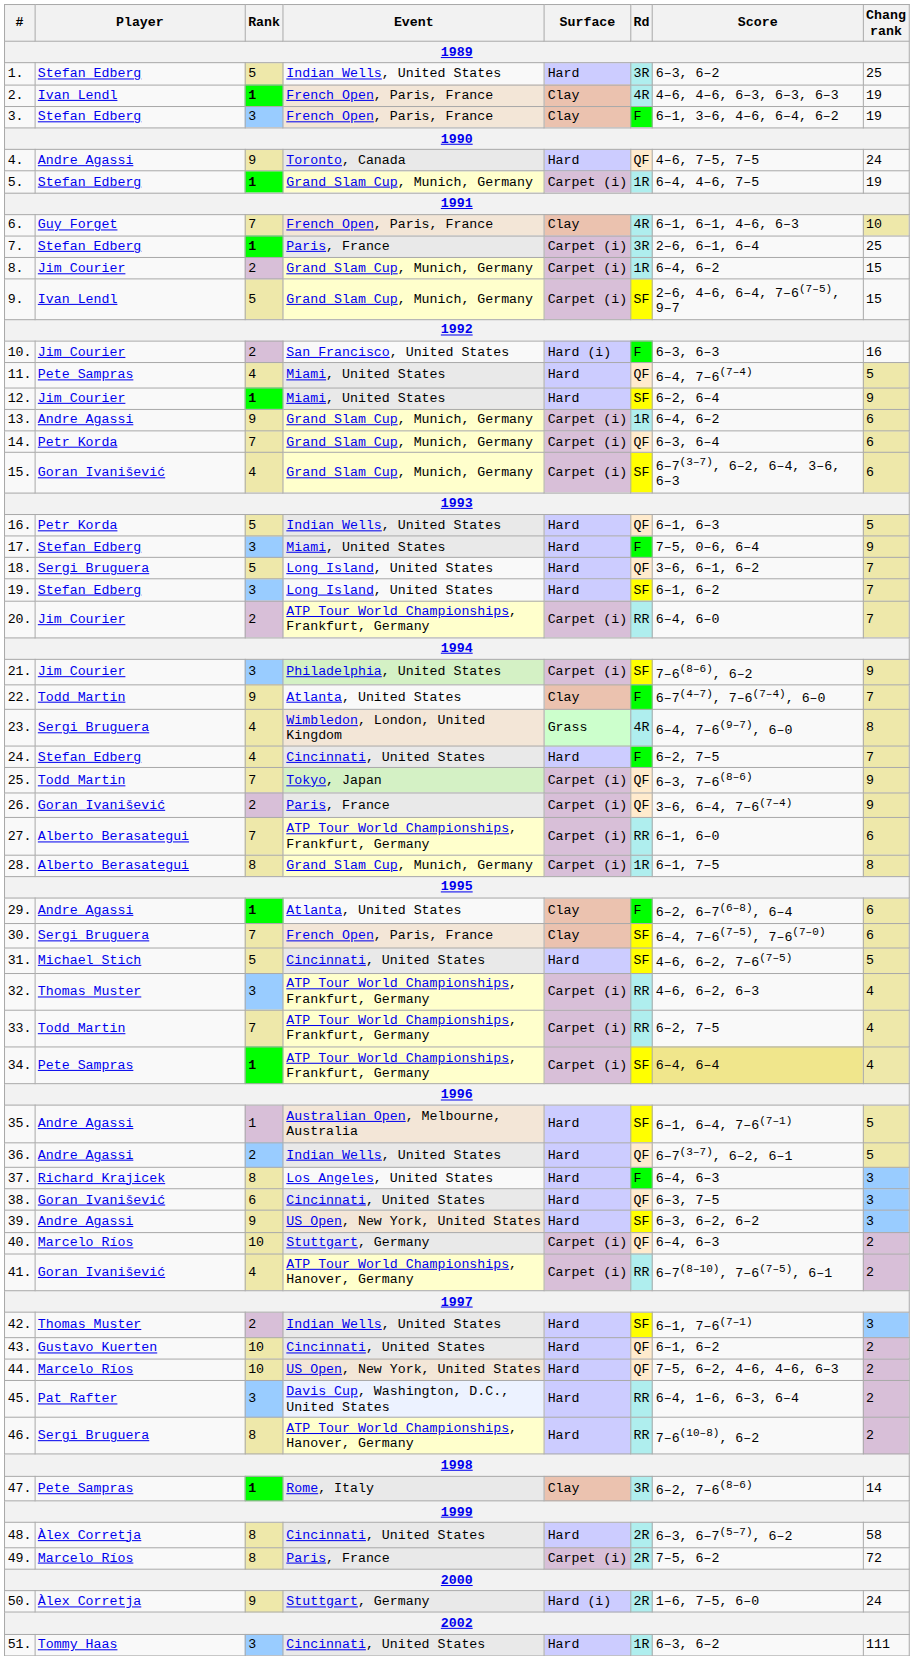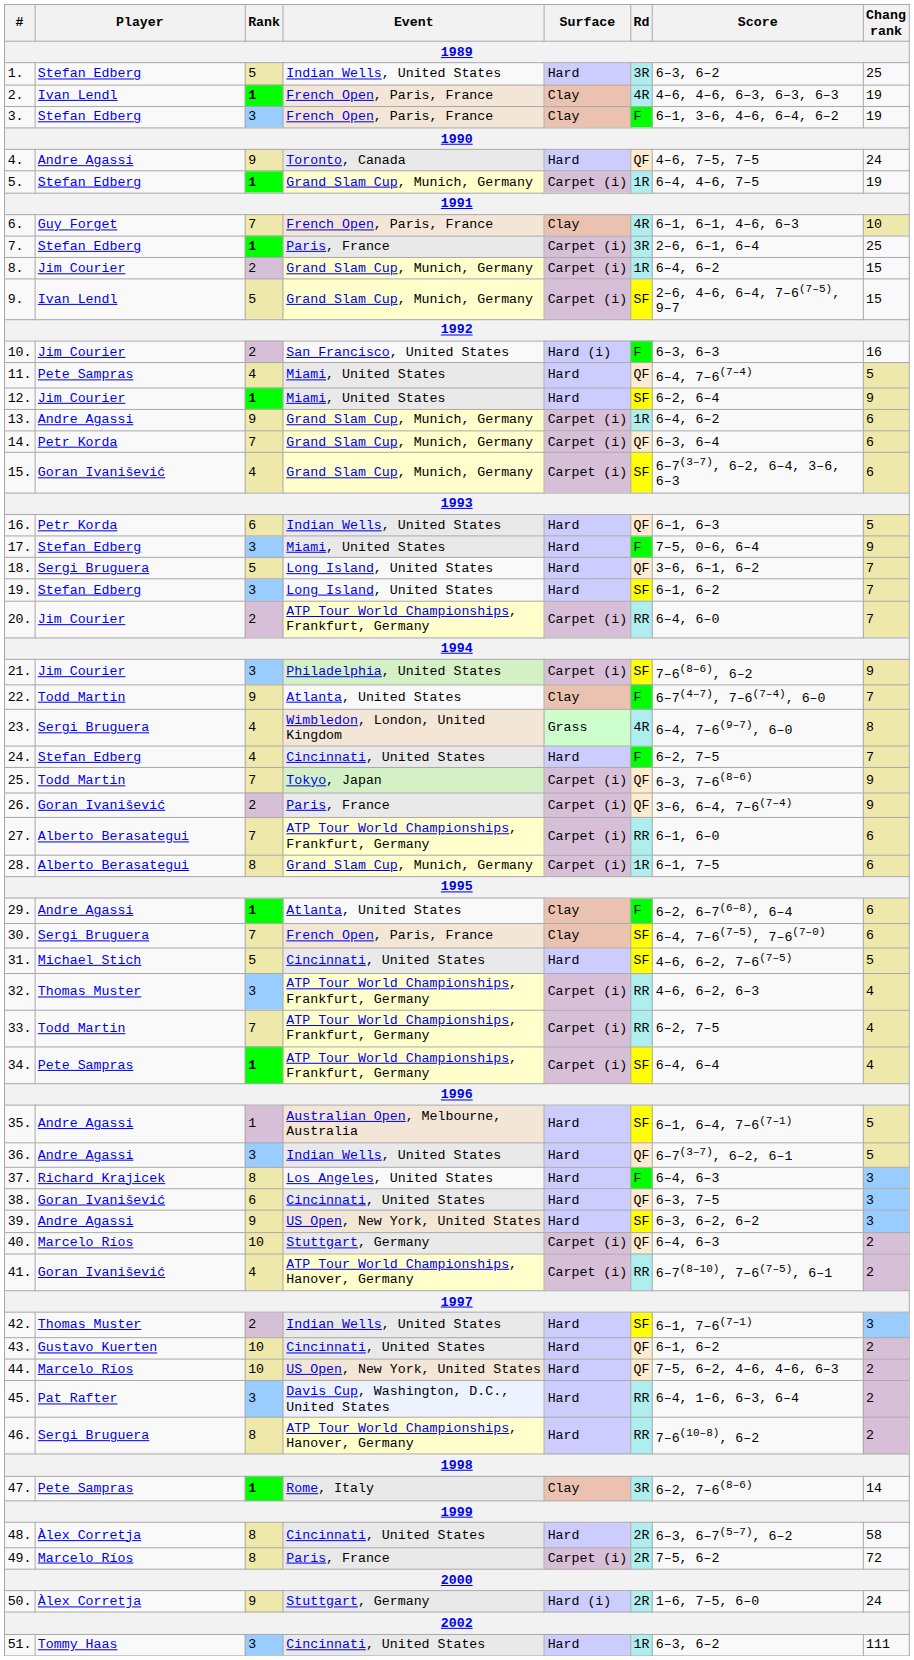(252, 525) 5 -> (252, 525) 6
(870, 866) 8 -> (870, 866) 6
(688, 1065) khaki background -> (688, 1065) no background
(252, 1155) 2 -> (252, 1155) 3
